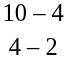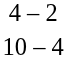rows swapped: (33, 46) <-> (33, 13)
